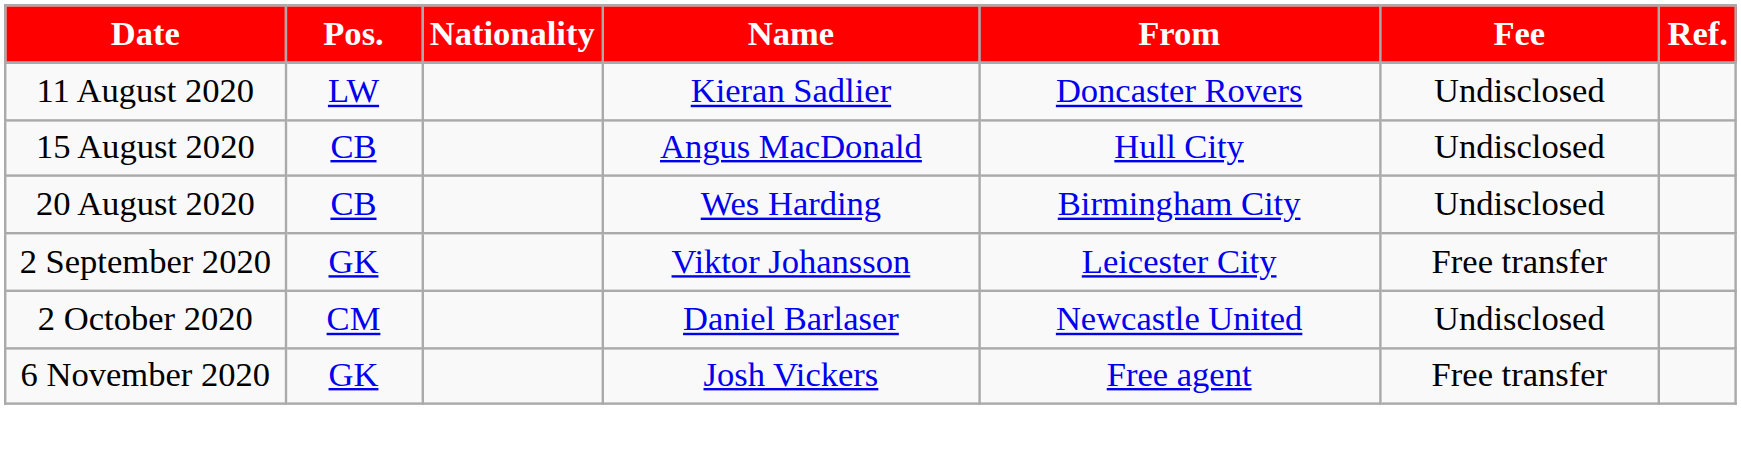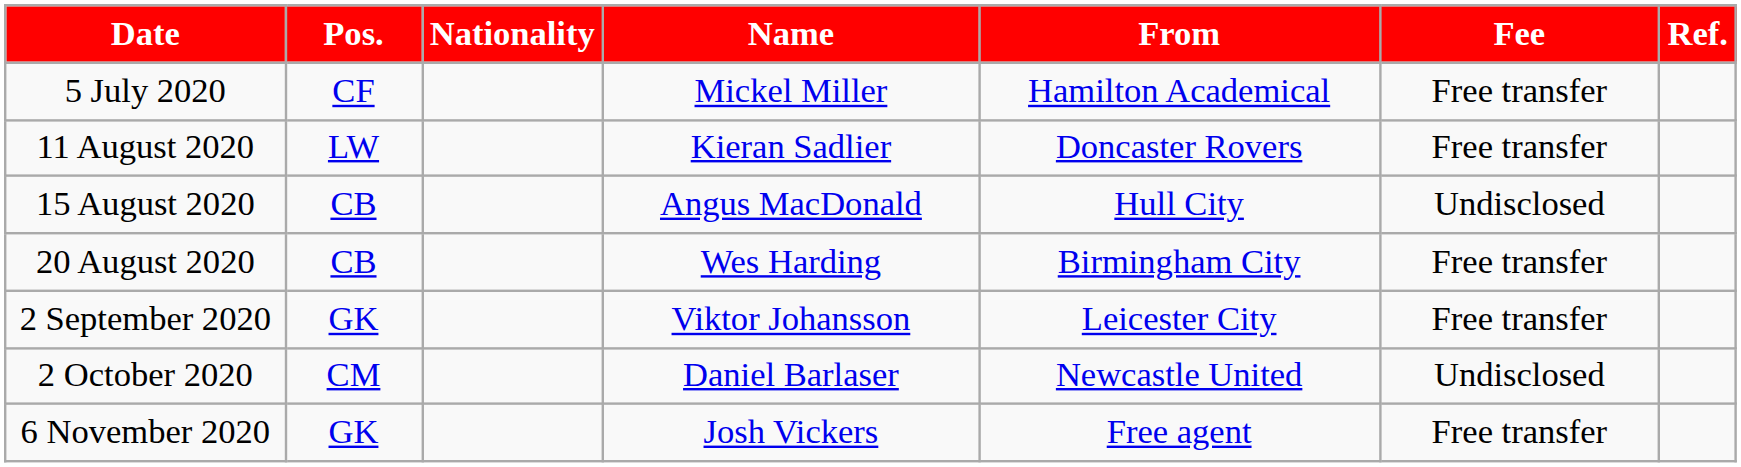+ row: (145, 90)
(1519, 90) Undisclosed -> (1519, 147) Free transfer
(1519, 204) Undisclosed -> (1519, 261) Free transfer
